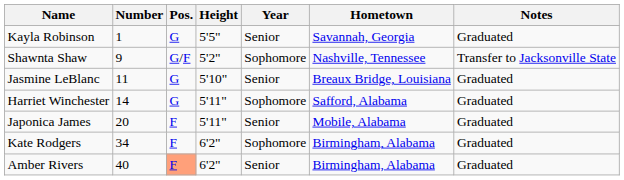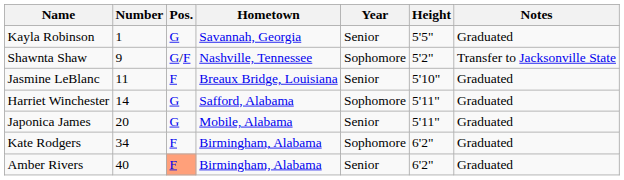columns swapped: (219, 15) <-> (382, 15)
(174, 79) G -> (173, 79) F
(173, 121) F -> (174, 121) G
